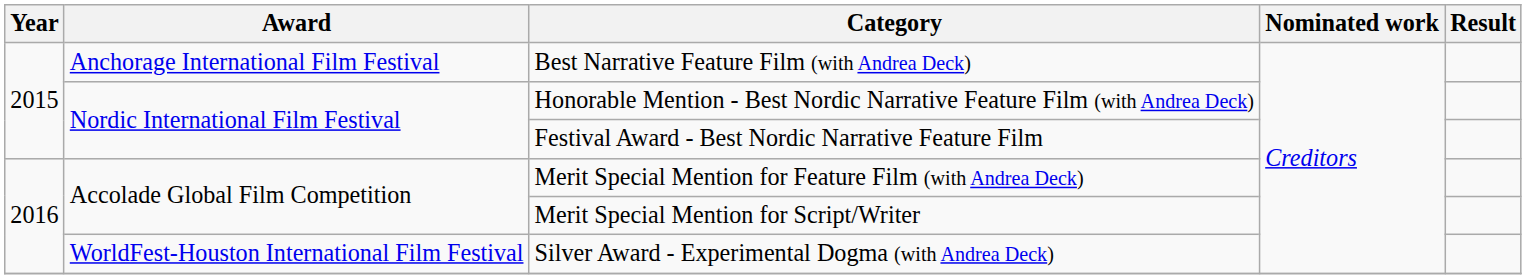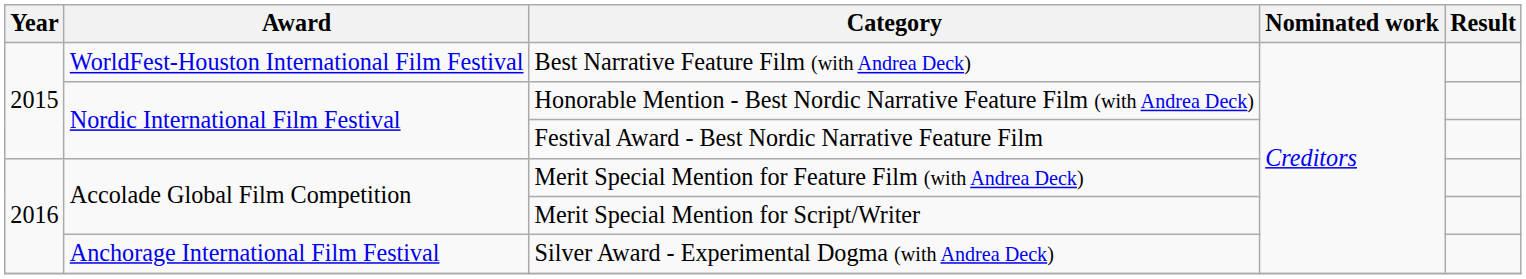(255, 61) Anchorage International Film Festival -> (297, 61) WorldFest-Houston International Film Festival
(297, 253) WorldFest-Houston International Film Festival -> (255, 253) Anchorage International Film Festival
